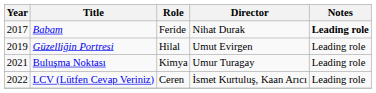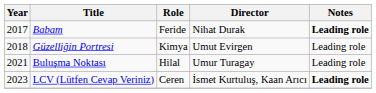(17, 46) 2019 -> (17, 46) 2018
(169, 46) Hilal -> (173, 46) Kimya
(173, 63) Kimya -> (169, 63) Hilal
(17, 79) 2022 -> (17, 79) 2023
(339, 79) normal -> (340, 79) bold
